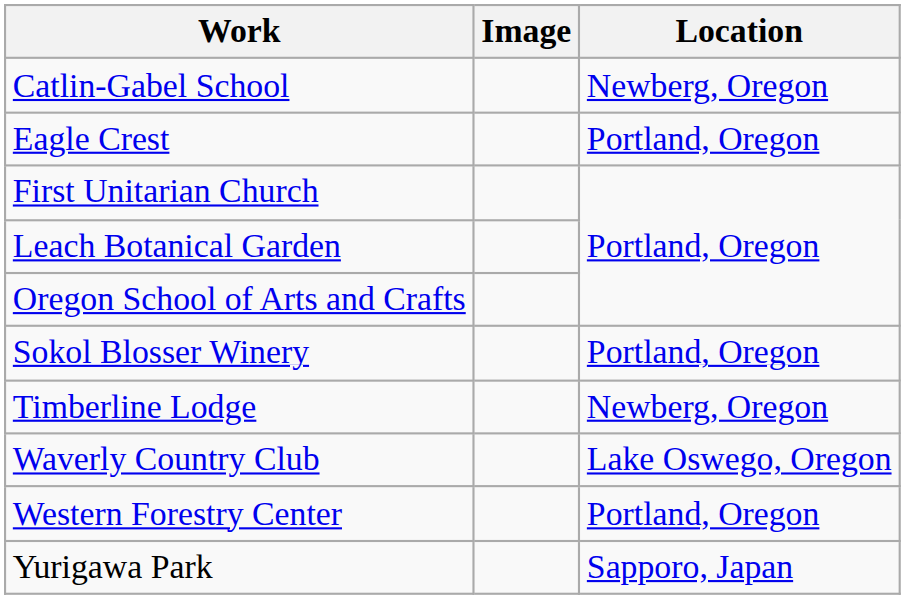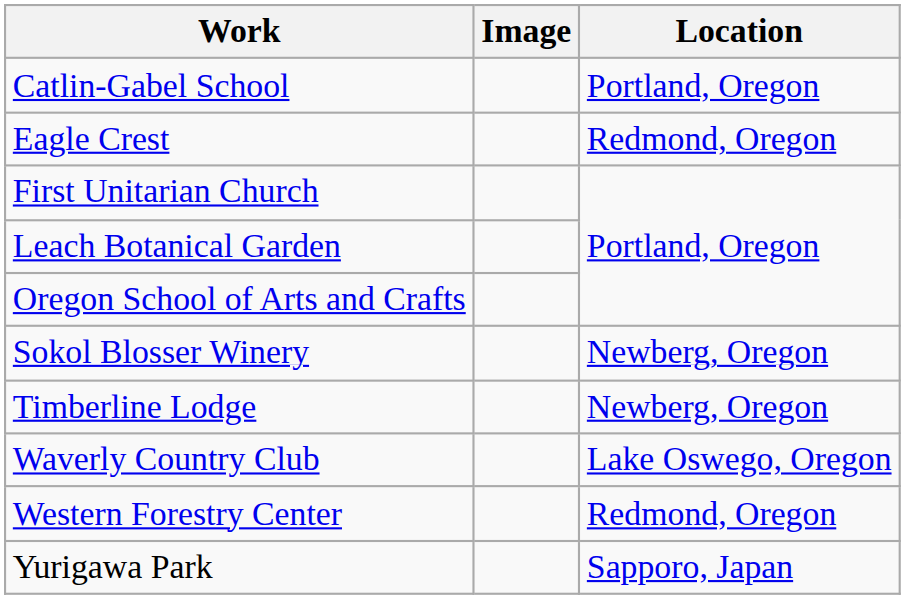(707, 84) Newberg, Oregon -> (703, 84) Portland, Oregon
(703, 138) Portland, Oregon -> (712, 138) Redmond, Oregon
(703, 352) Portland, Oregon -> (707, 352) Newberg, Oregon
(703, 513) Portland, Oregon -> (712, 513) Redmond, Oregon
